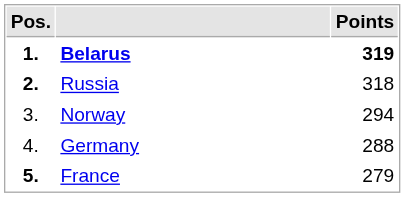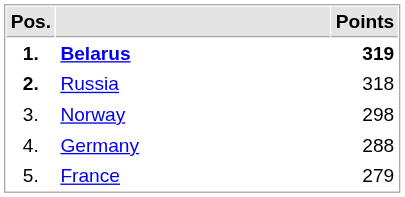(378, 114) 294 -> (378, 114) 298
(31, 176) bold -> (31, 176) normal
